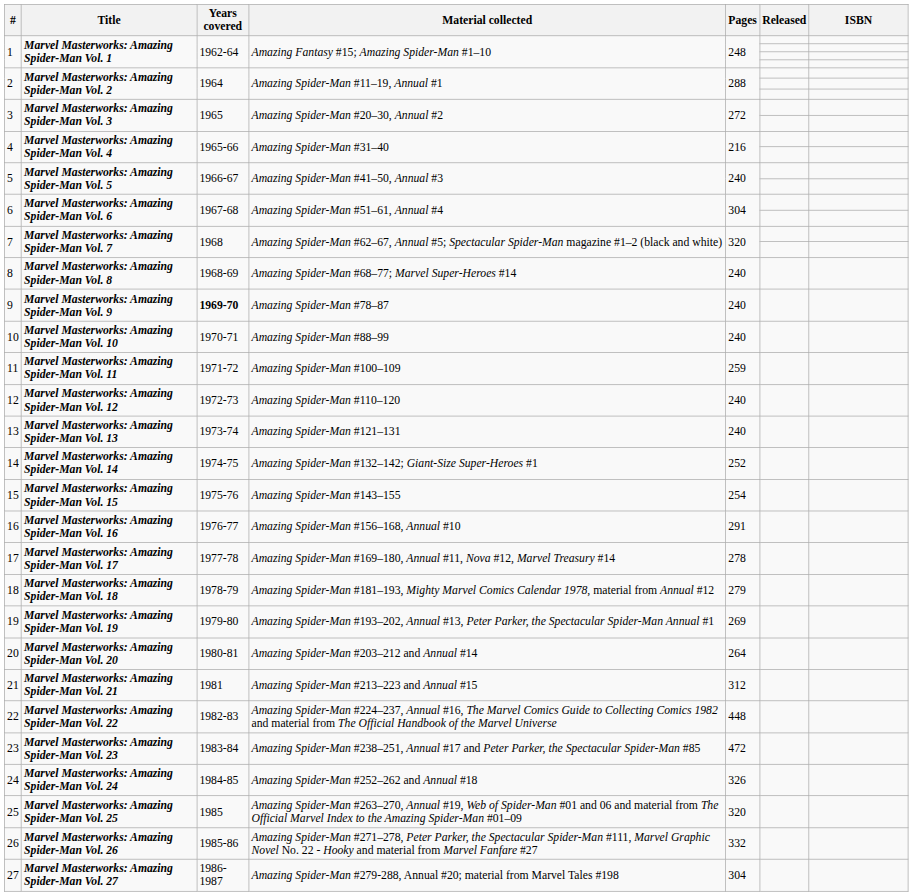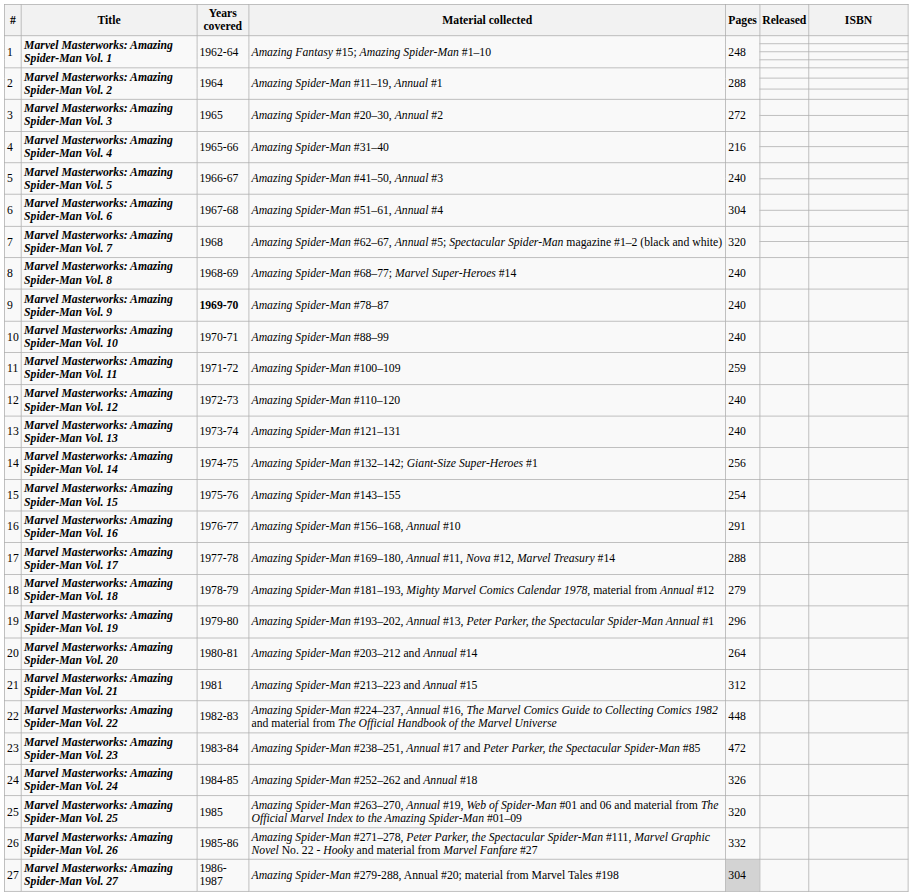(737, 463) 252 -> (737, 463) 256
(737, 558) 278 -> (737, 558) 288
(737, 621) 269 -> (737, 621) 296
(737, 875) no background -> (737, 875) lightgrey background
